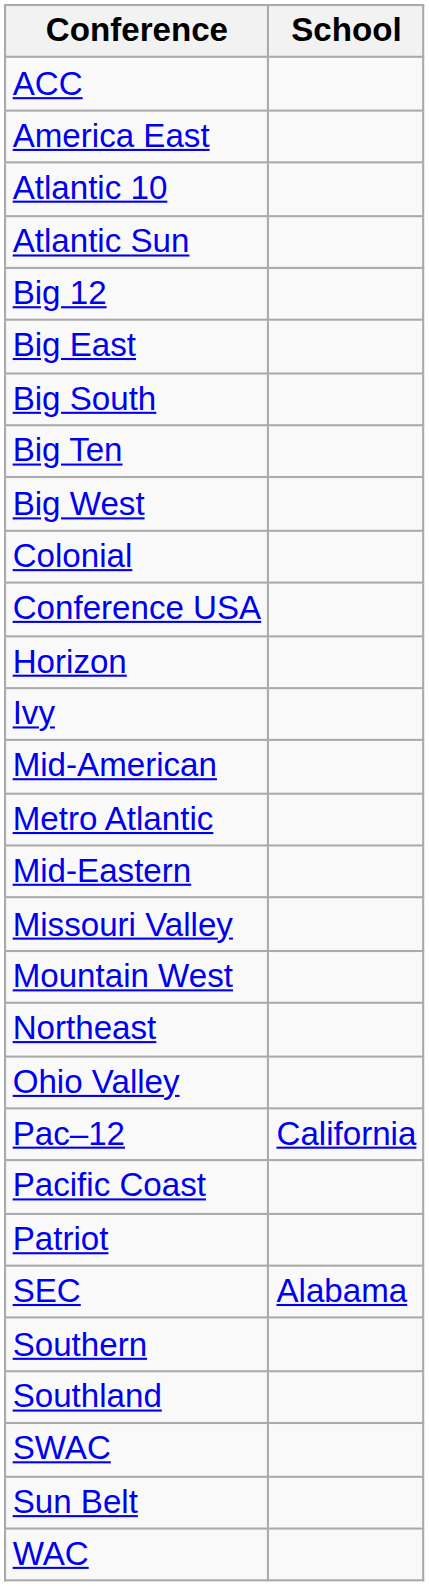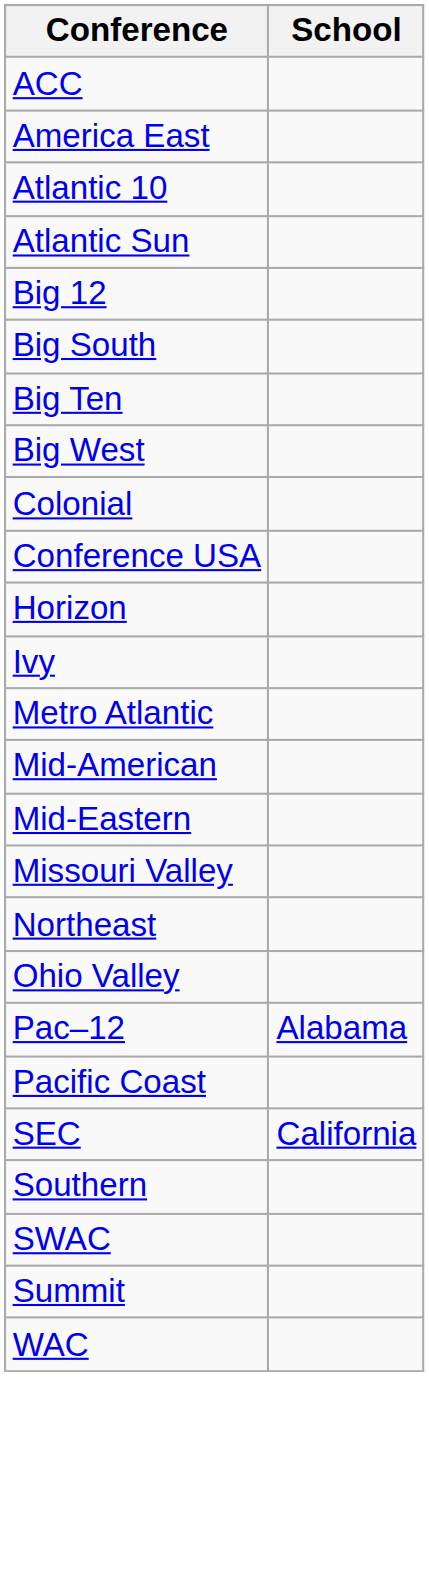- row: (74, 345)
rows swapped: (115, 766) <-> (113, 818)
- row: (123, 976)
(346, 1133) California -> (342, 1028) Alabama
- row: (61, 1238)
(342, 1291) Alabama -> (346, 1133) California
- row: (87, 1396)
+ row: (69, 1291)
- row: (75, 1501)
